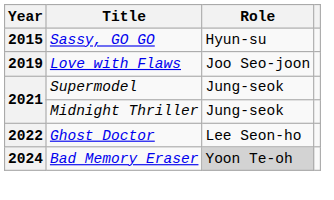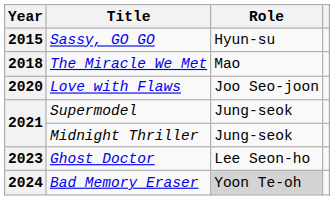+ row: (129, 64)
(26, 64) 2019 -> (26, 88) 2020
(26, 135) 2022 -> (26, 159) 2023
